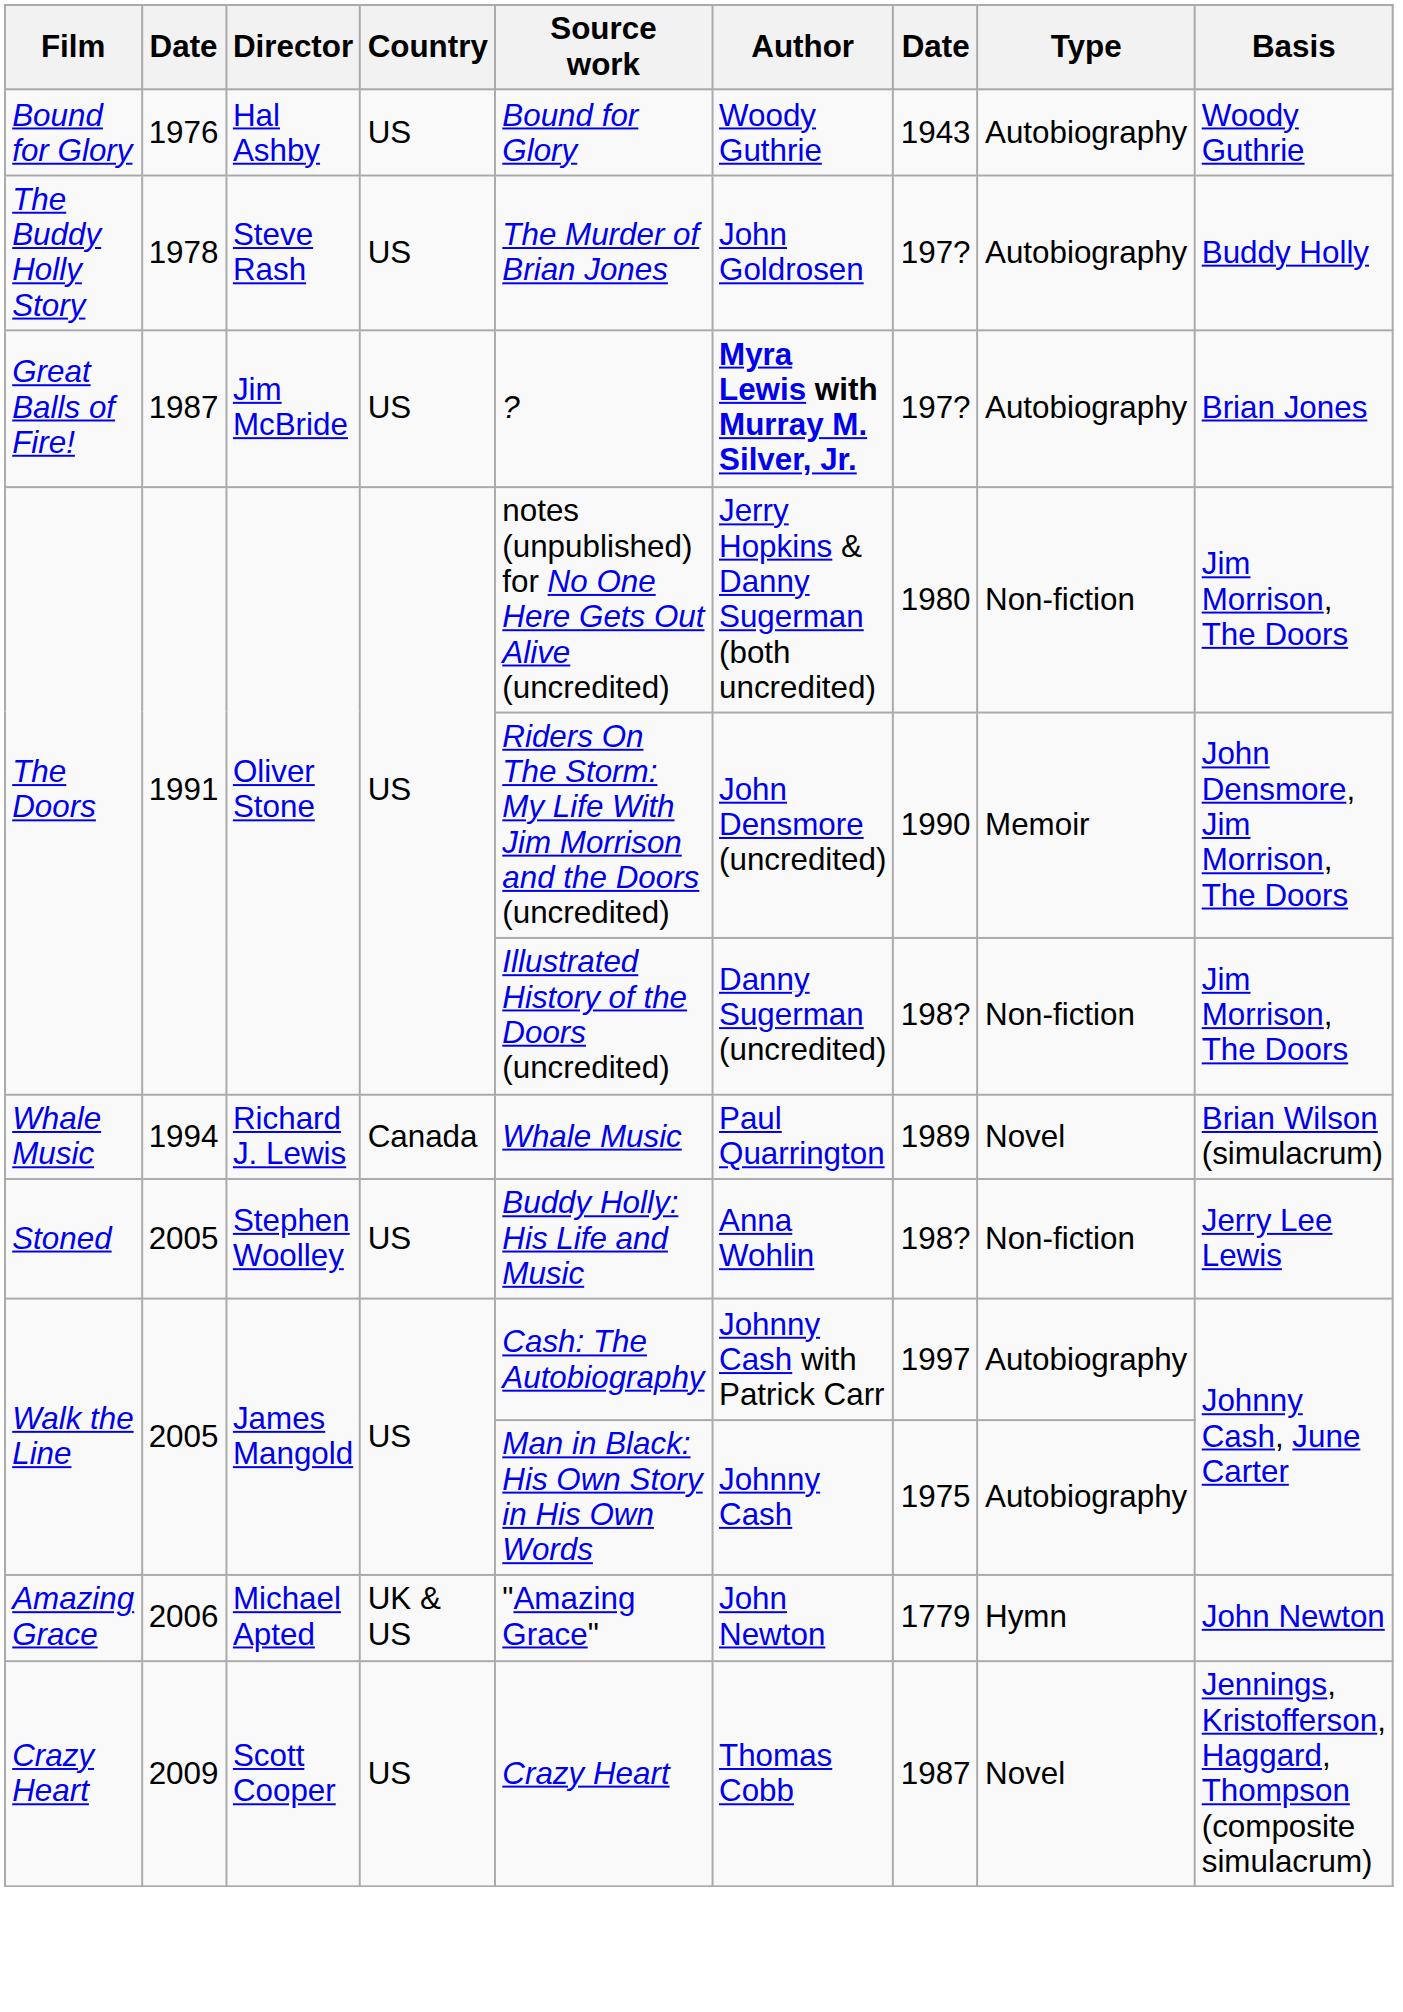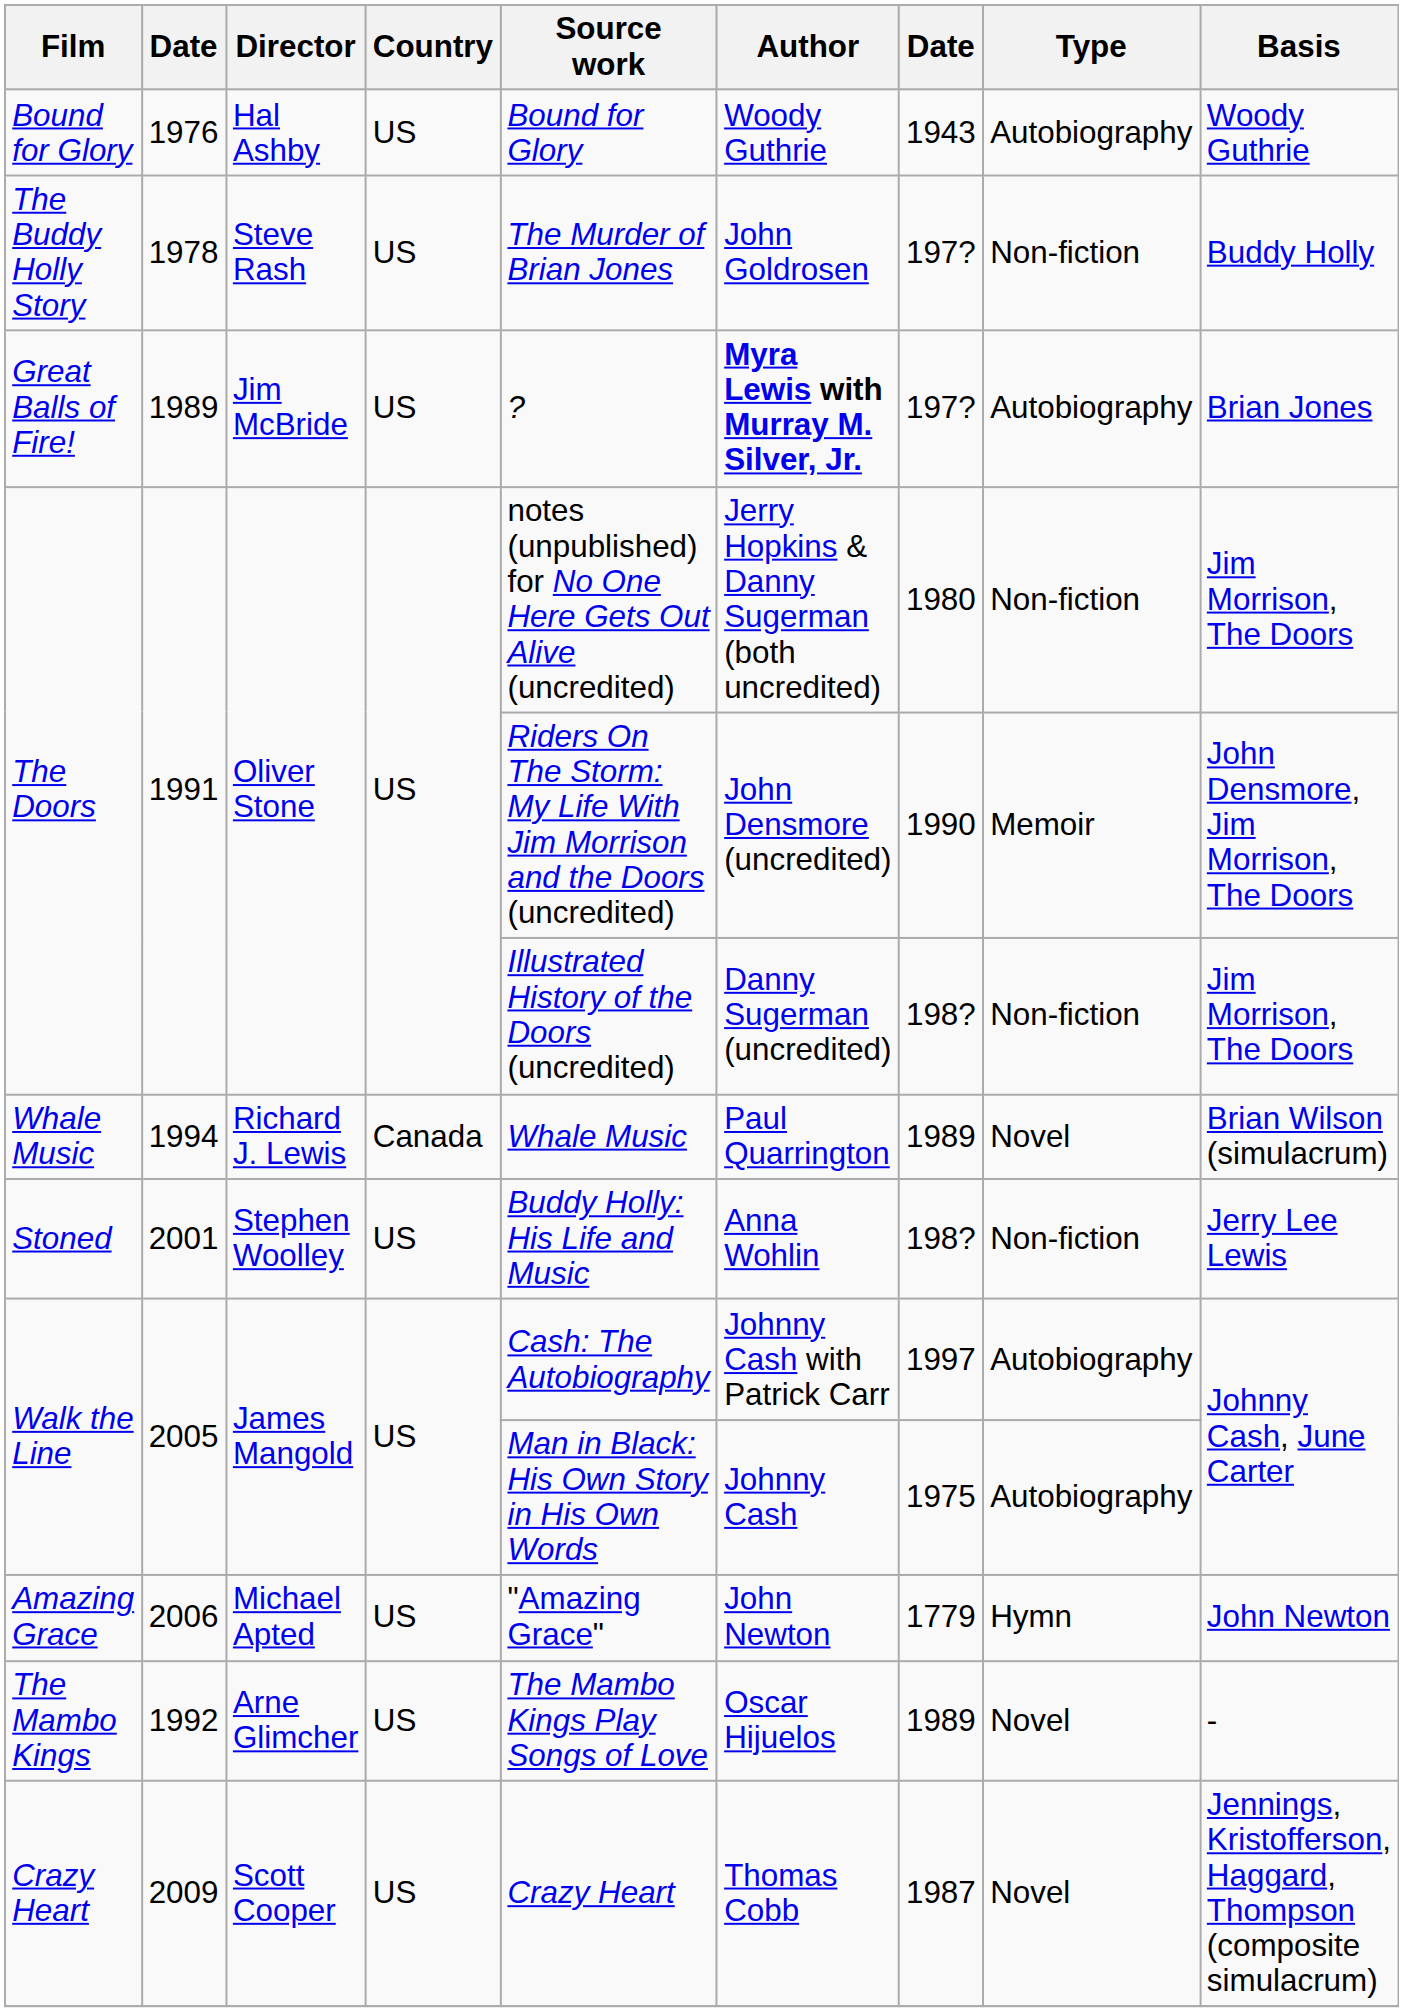(1086, 252) Autobiography -> (1065, 252) Non-fiction
(184, 407) 1987 -> (184, 407) 1989
(184, 1238) 2005 -> (184, 1238) 2001
(404, 1617) UK & US -> (395, 1617) US
+ row: (64, 1719)
